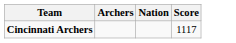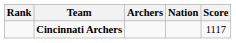+ column: (19, 12)
